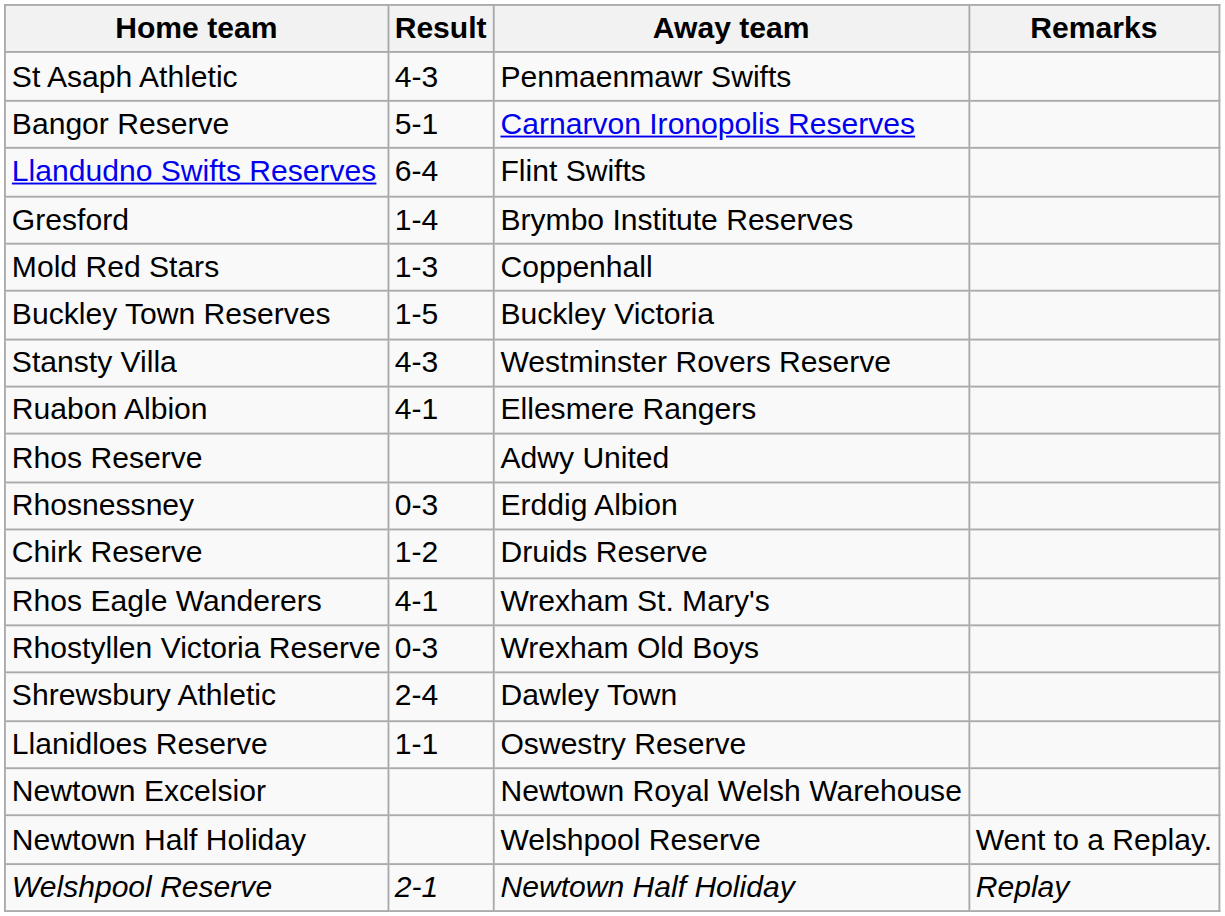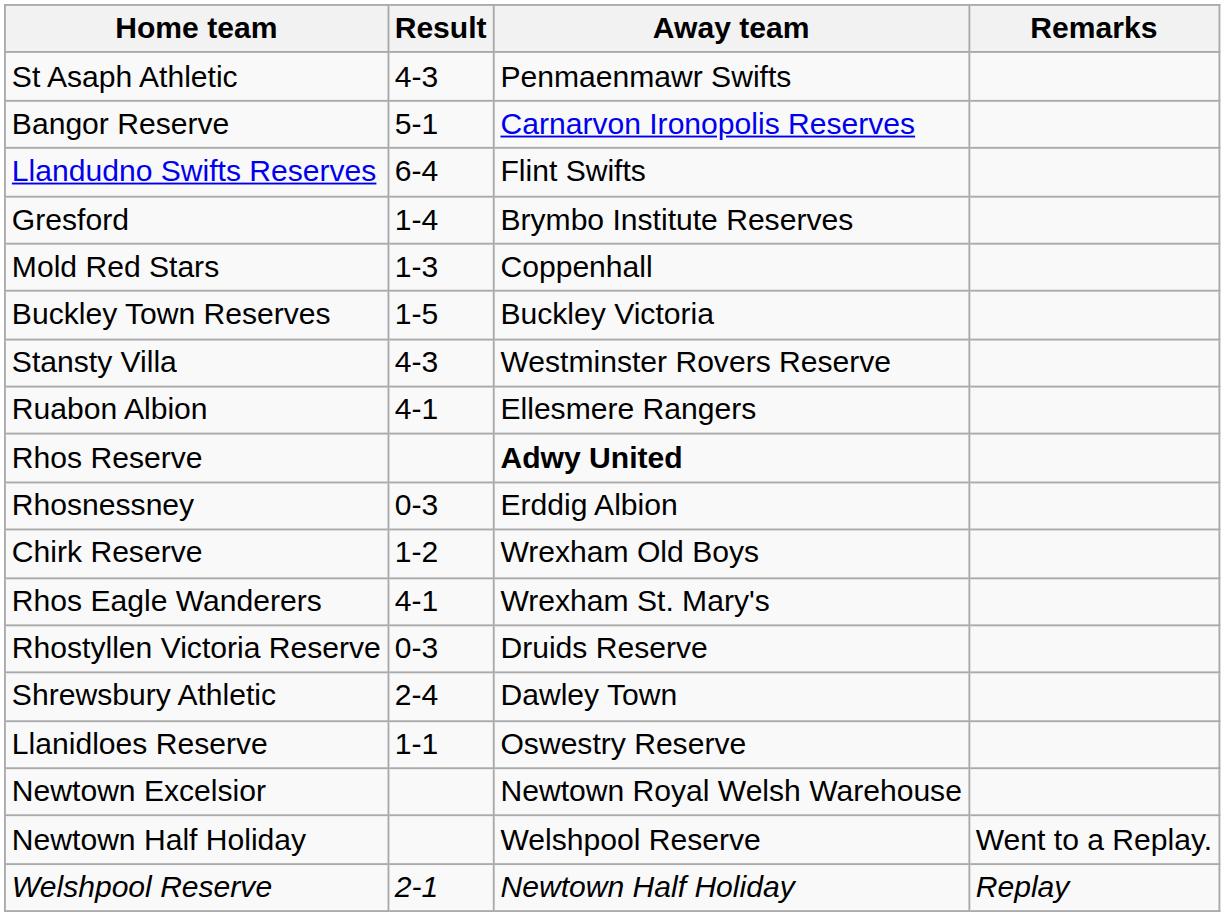(585, 457) normal -> (592, 457) bold
(604, 553) Druids Reserve -> (630, 553) Wrexham Old Boys
(630, 648) Wrexham Old Boys -> (604, 648) Druids Reserve
